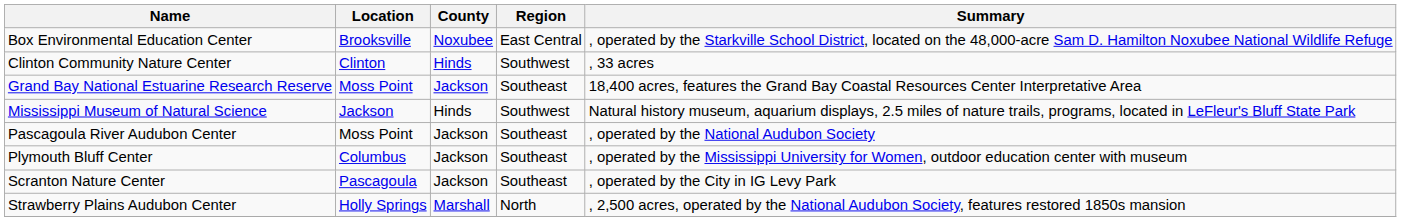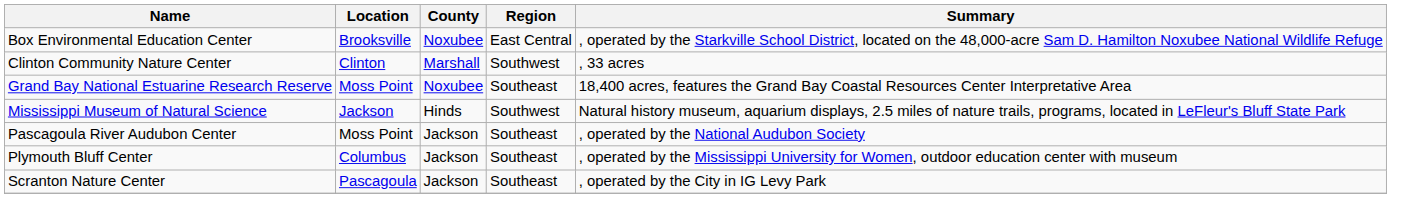(453, 63) Hinds -> (452, 63) Marshall
(461, 87) Jackson -> (453, 87) Noxubee
- row: (122, 205)
